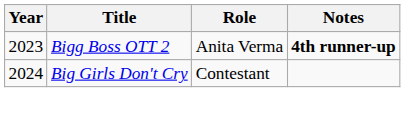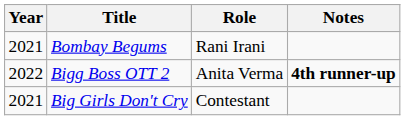+ row: (109, 45)
(26, 45) 2023 -> (26, 73) 2022
(26, 73) 2024 -> (26, 100) 2021
